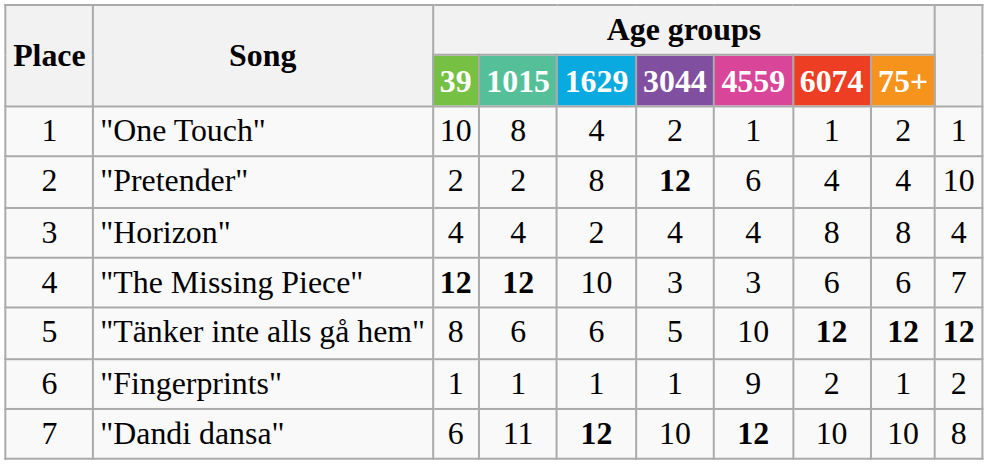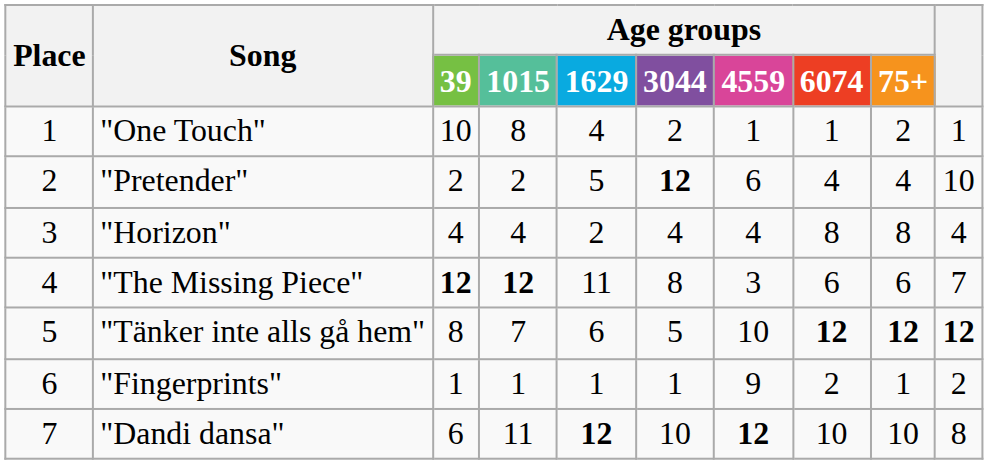(597, 181) 8 -> (597, 181) 5
(597, 282) 10 -> (597, 282) 11
(675, 282) 3 -> (675, 282) 8
(518, 332) 6 -> (518, 332) 7
